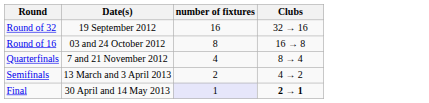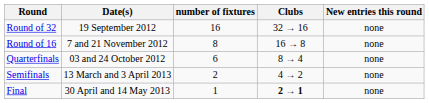+ column: (374, 12)
(117, 43) 03 and 24 October 2012 -> (117, 43) 7 and 21 November 2012
(117, 59) 7 and 21 November 2012 -> (117, 59) 03 and 24 October 2012
(215, 59) 4 -> (215, 59) 6
(215, 91) lavender background -> (215, 91) no background
